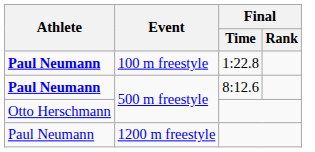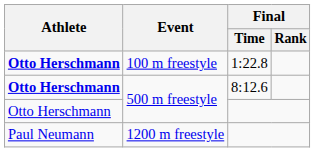(54, 63) Paul Neumann -> (64, 63) Otto Herschmann
(54, 87) Paul Neumann -> (64, 87) Otto Herschmann
